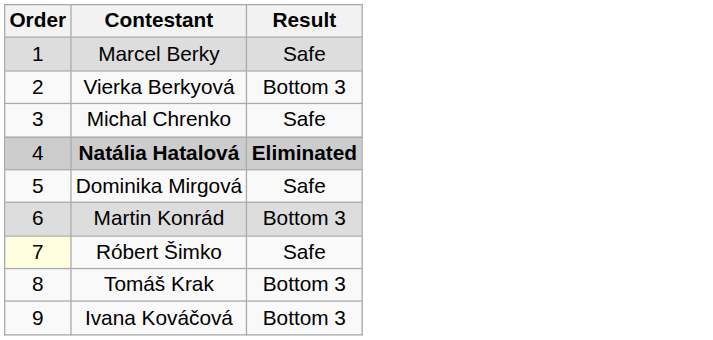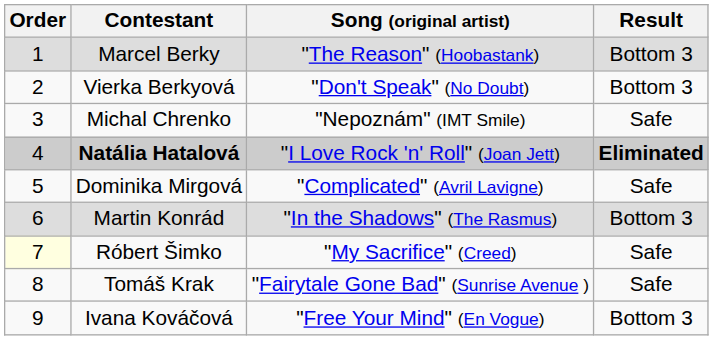+ column: (420, 20)
(304, 53) Safe -> (651, 53) Bottom 3
(304, 284) Bottom 3 -> (651, 284) Safe
